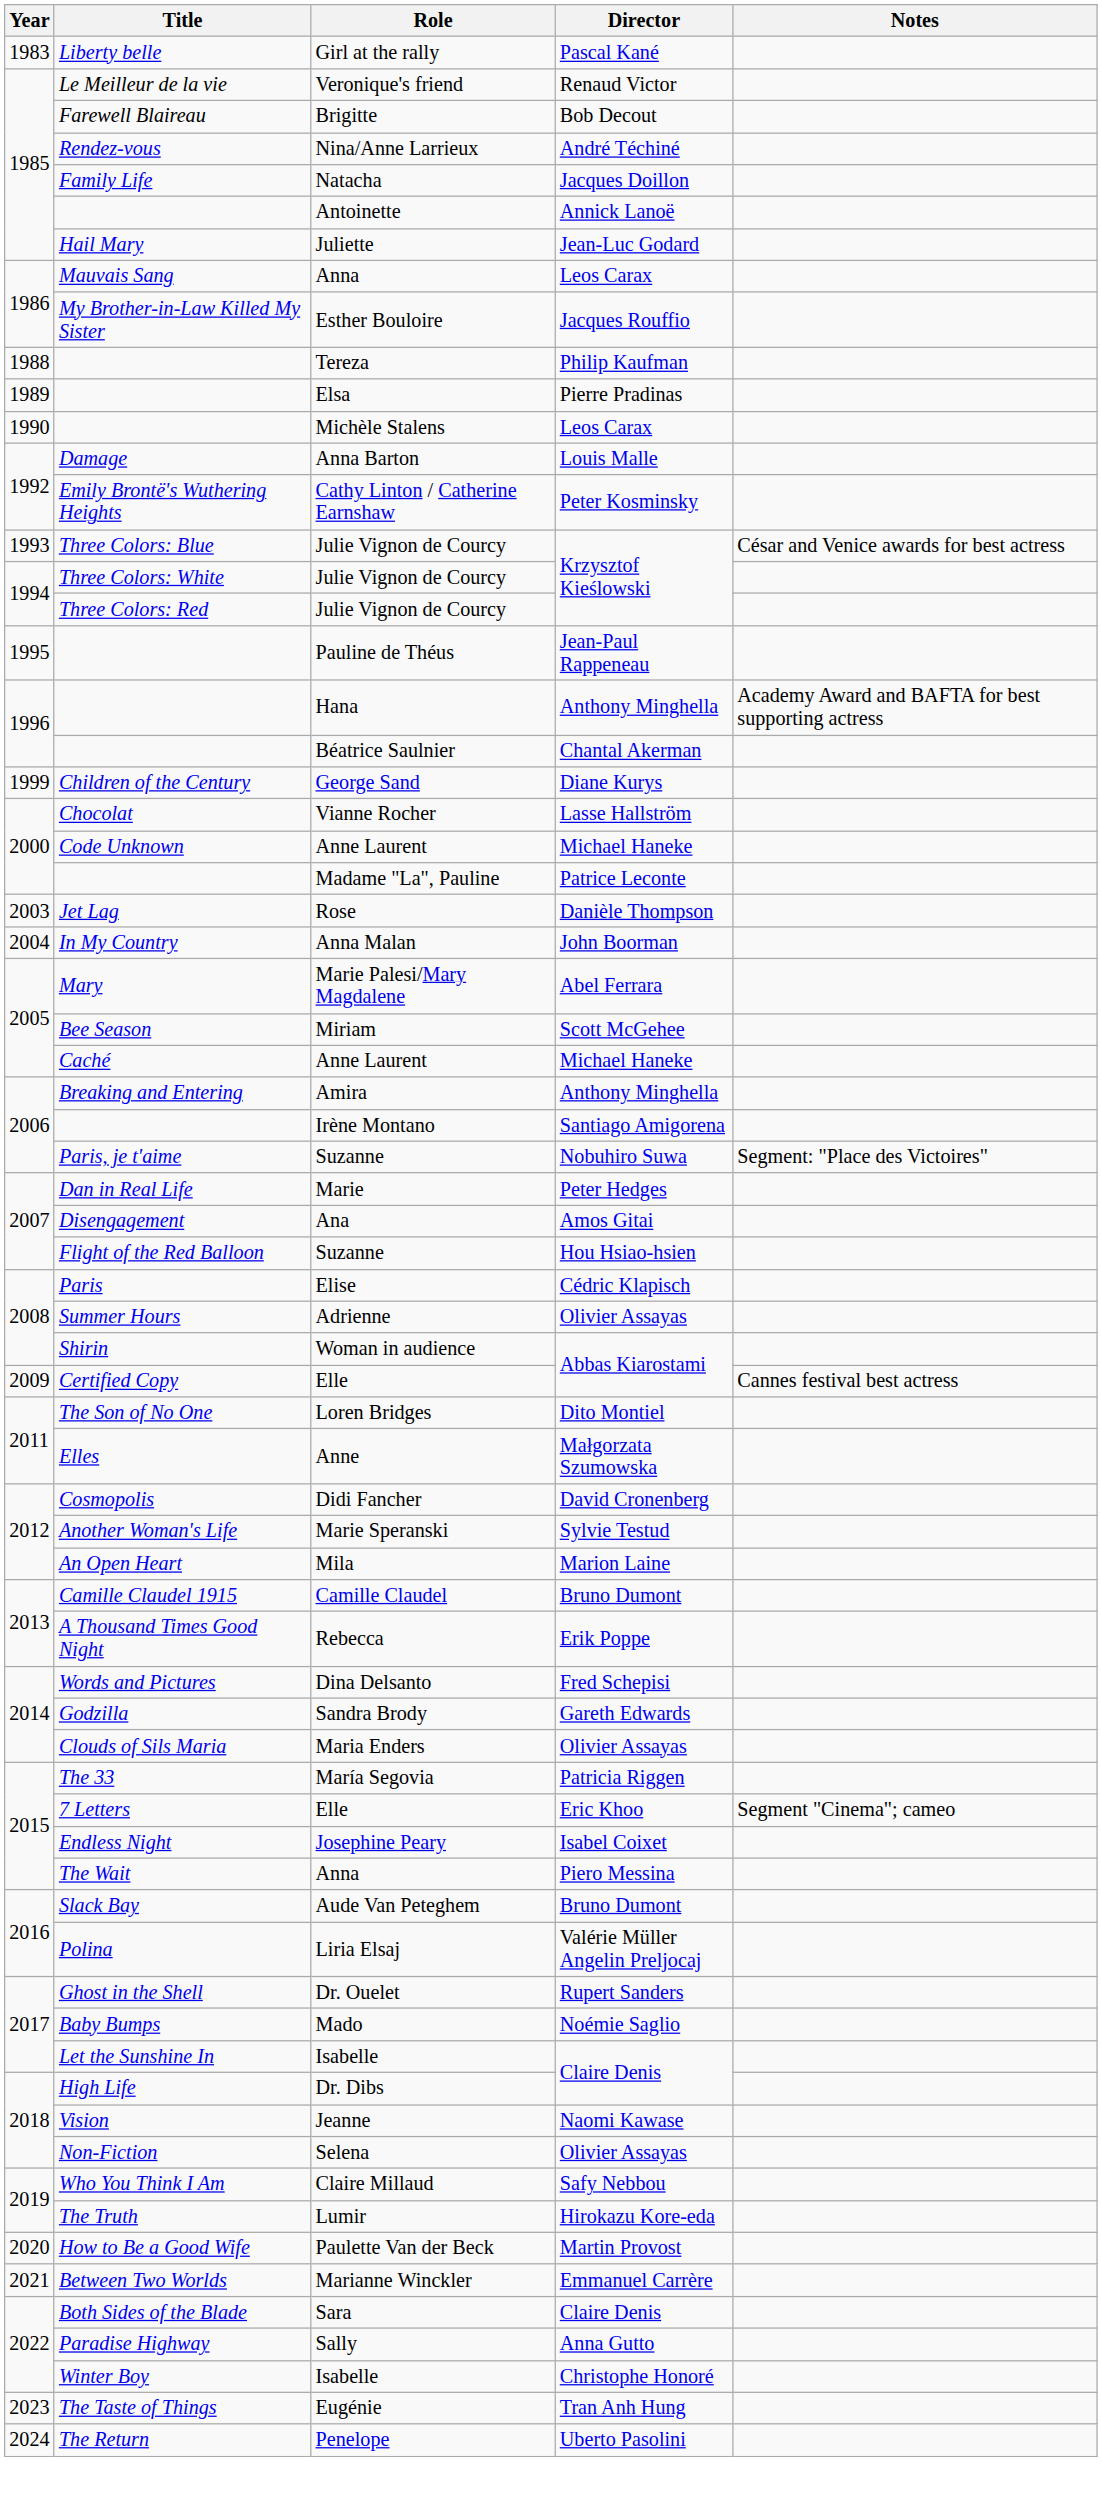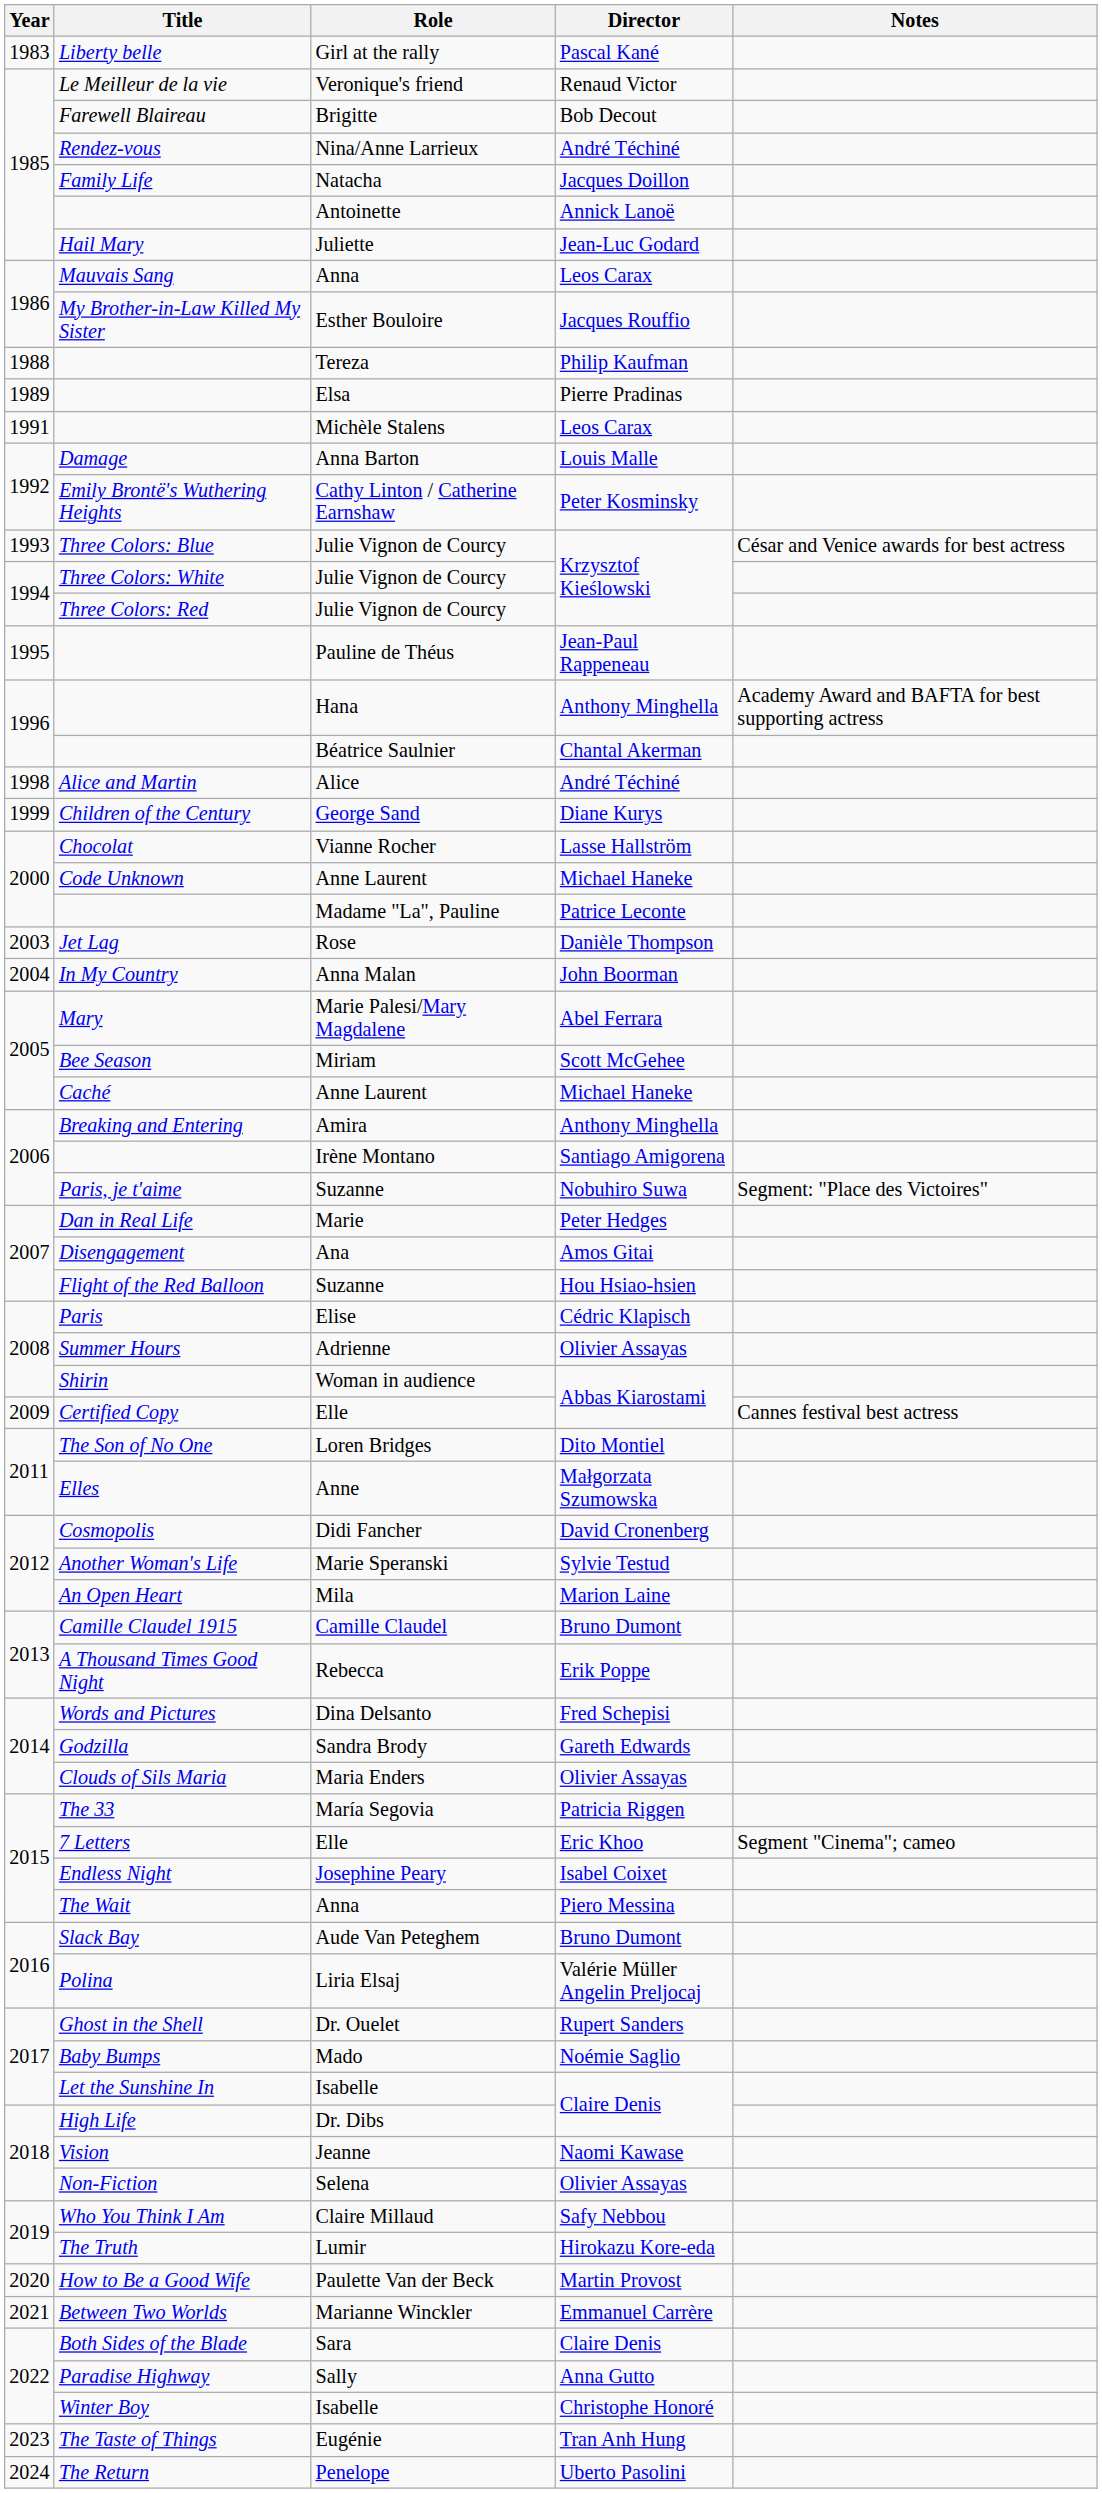(29, 426) 1990 -> (29, 426) 1991
+ row: (128, 782)
